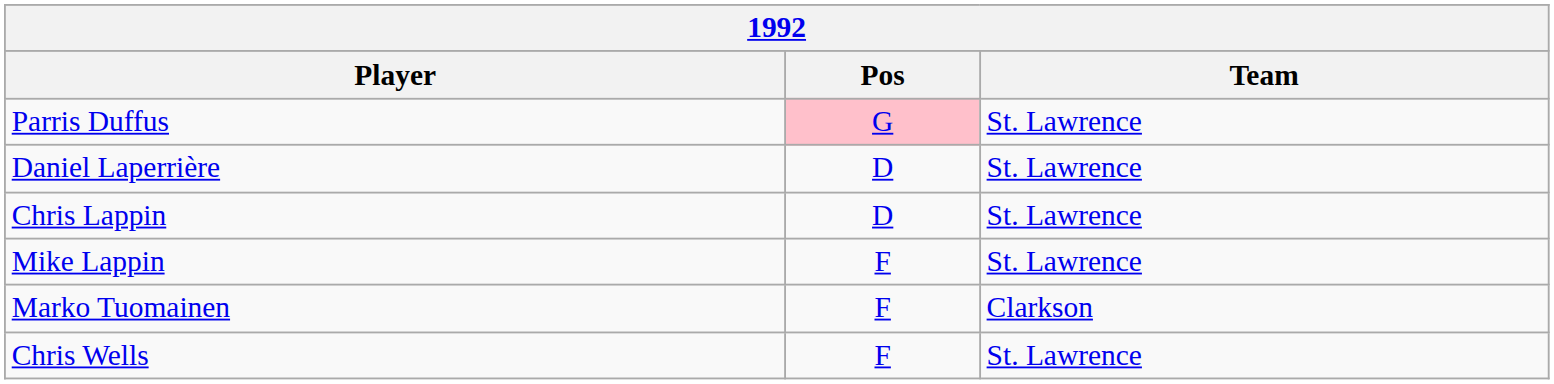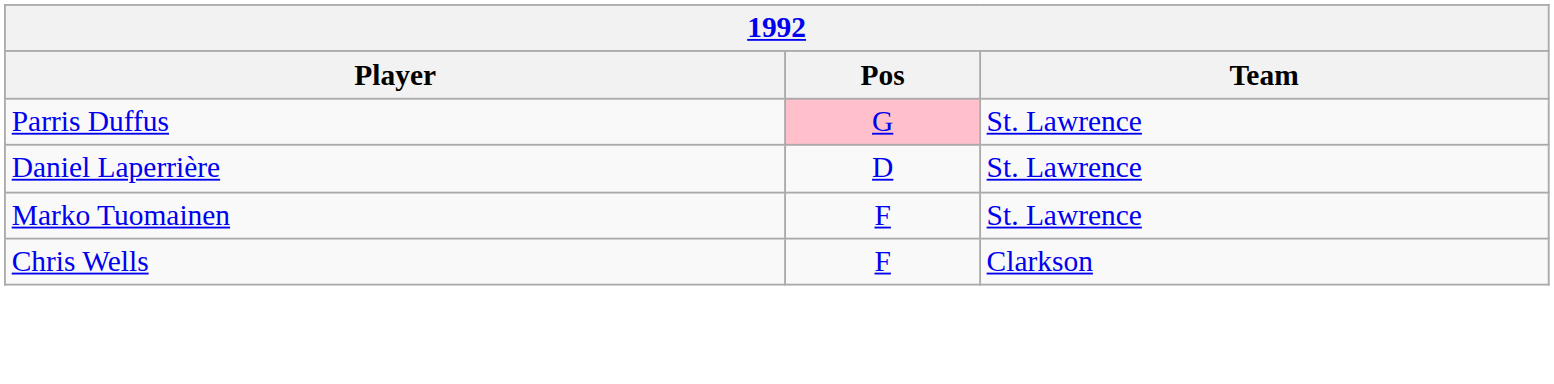- row: (89, 214)
- row: (88, 261)
(1040, 307) Clarkson -> (1064, 214) St. Lawrence
(1064, 354) St. Lawrence -> (1040, 261) Clarkson
